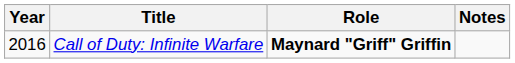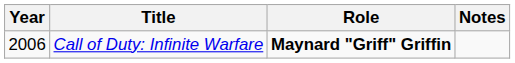(27, 44) 2016 -> (27, 44) 2006
